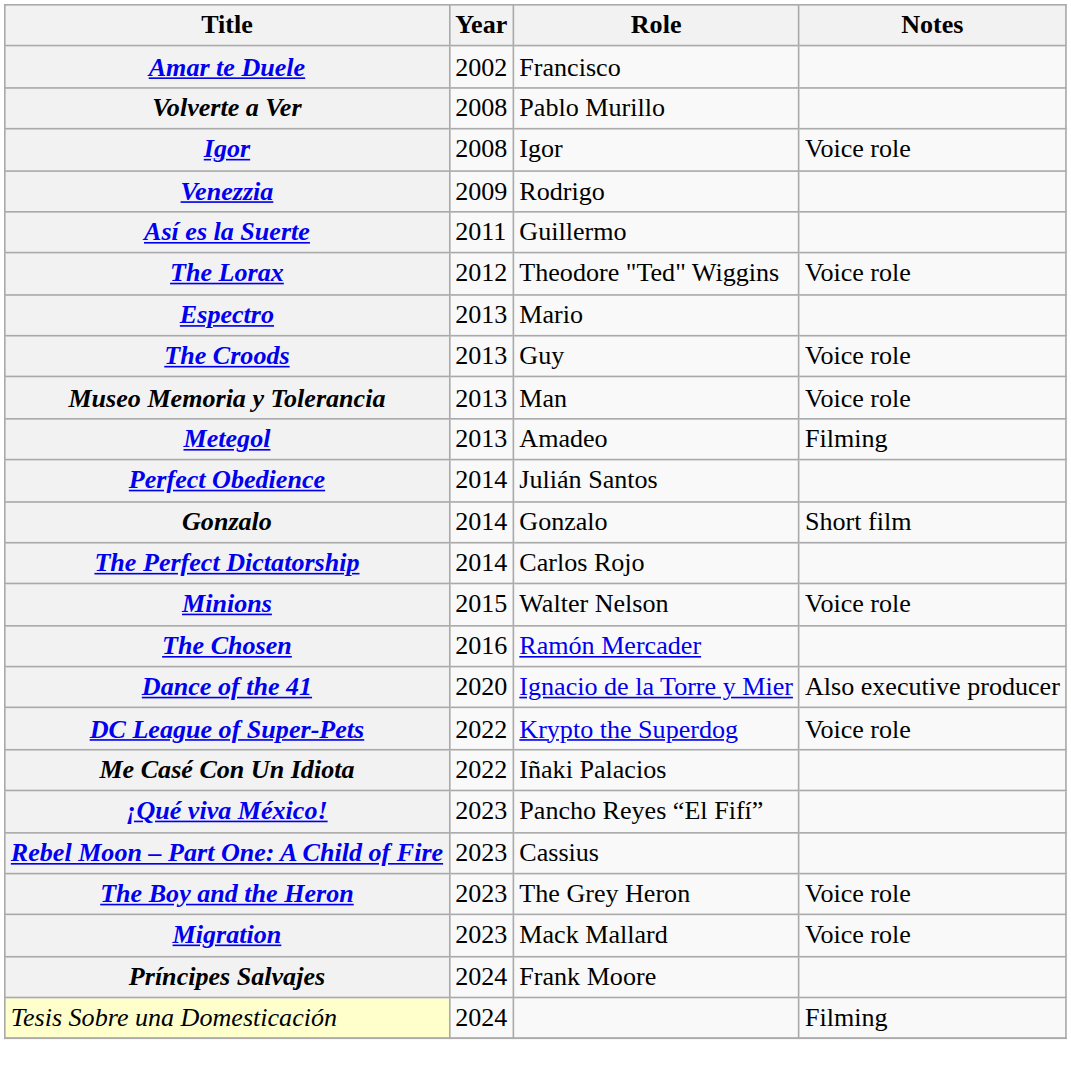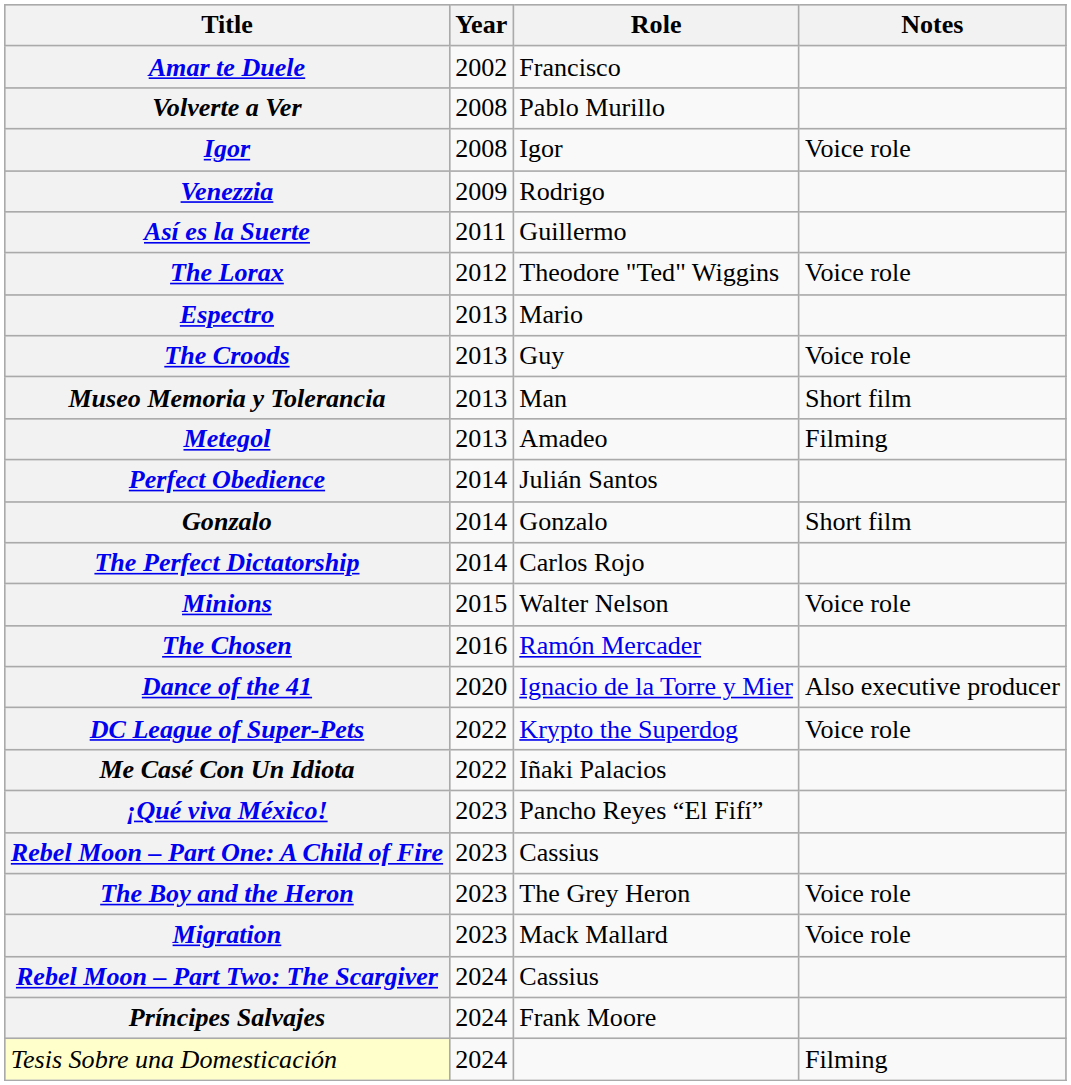(858, 397) Voice role -> (858, 397) Short film
+ row: (227, 976)
